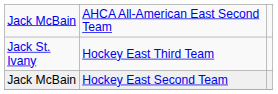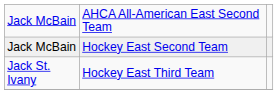rows swapped: (42, 80) <-> (29, 53)
